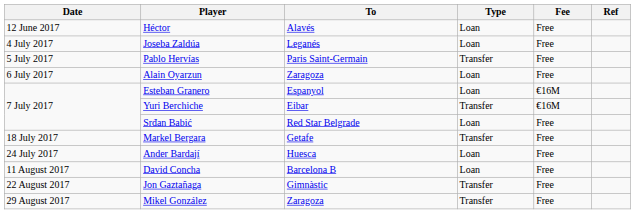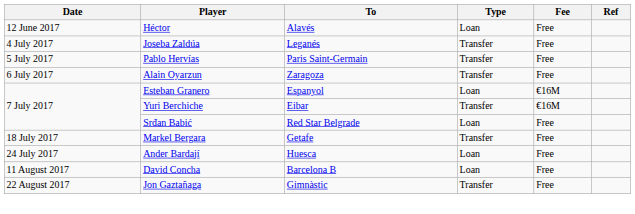(470, 43) Loan -> (476, 43) Transfer
(470, 75) Loan -> (476, 75) Transfer
- row: (175, 201)
